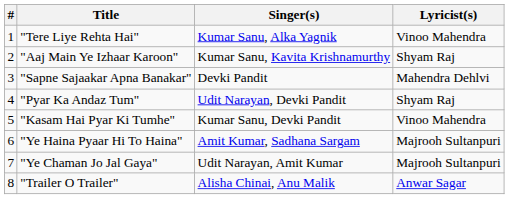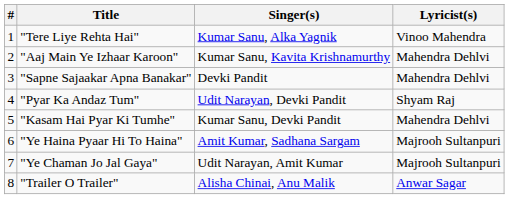(426, 57) Shyam Raj -> (443, 57) Mahendra Dehlvi
(441, 120) Vinoo Mahendra -> (443, 120) Mahendra Dehlvi
